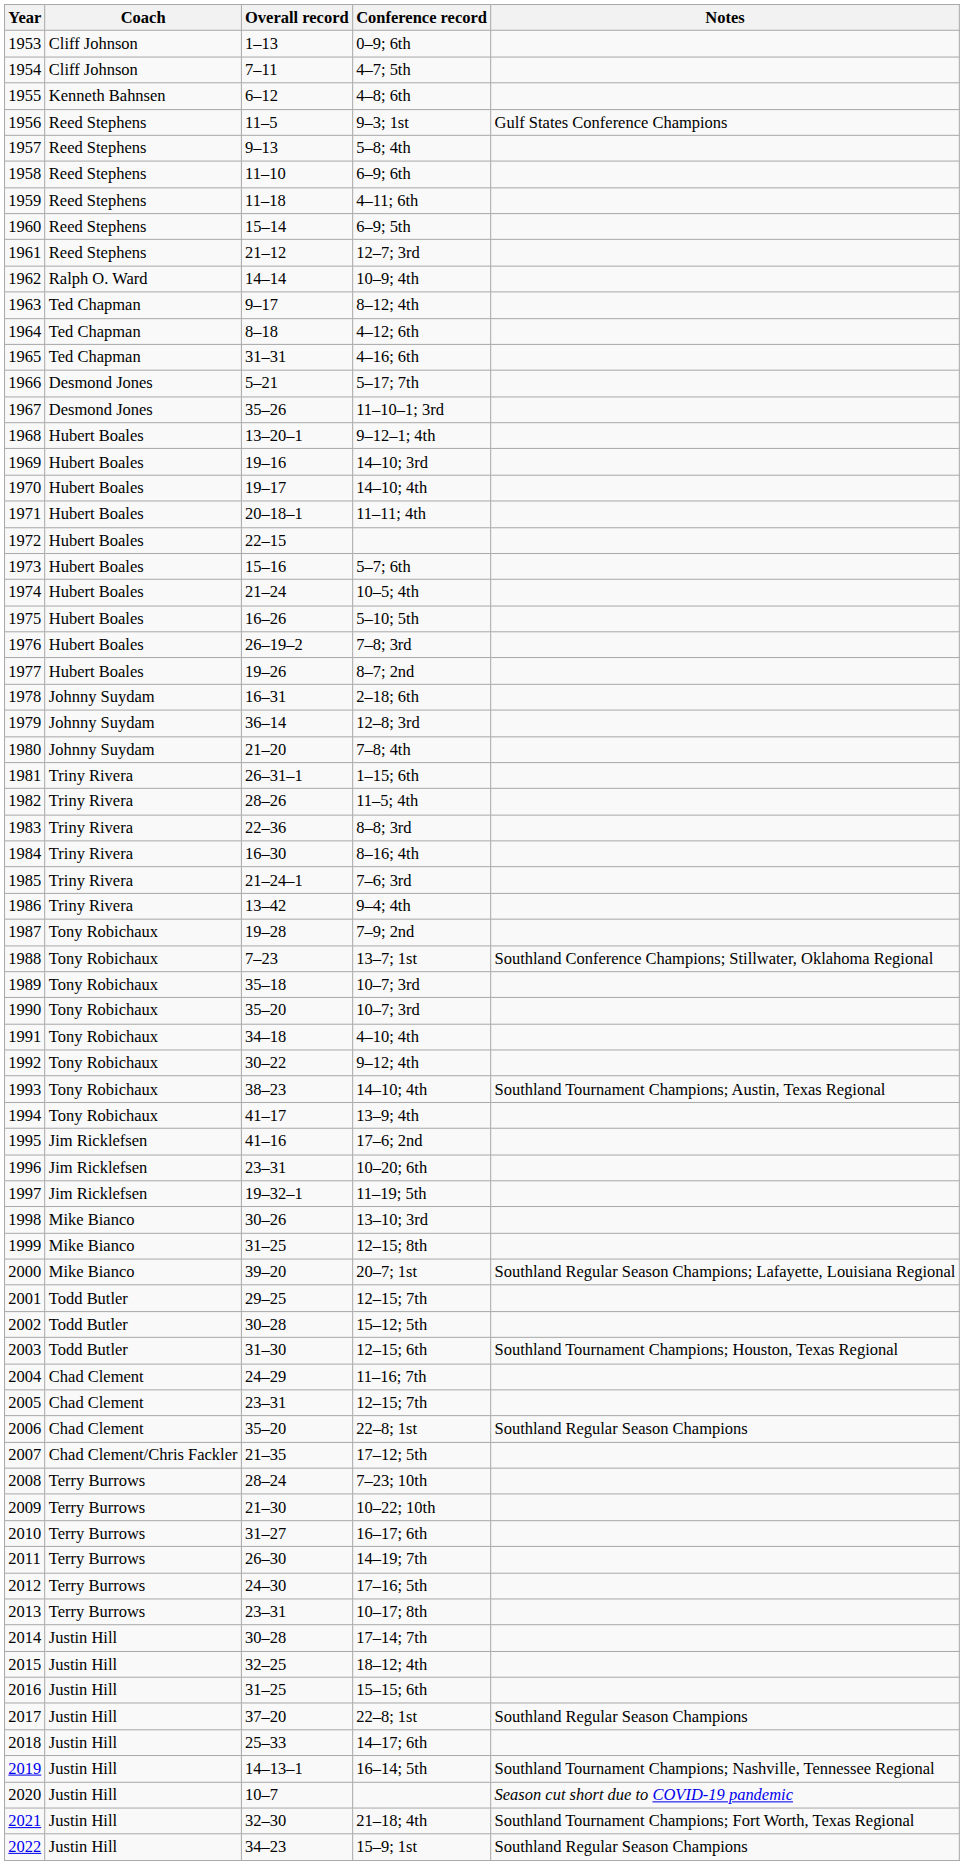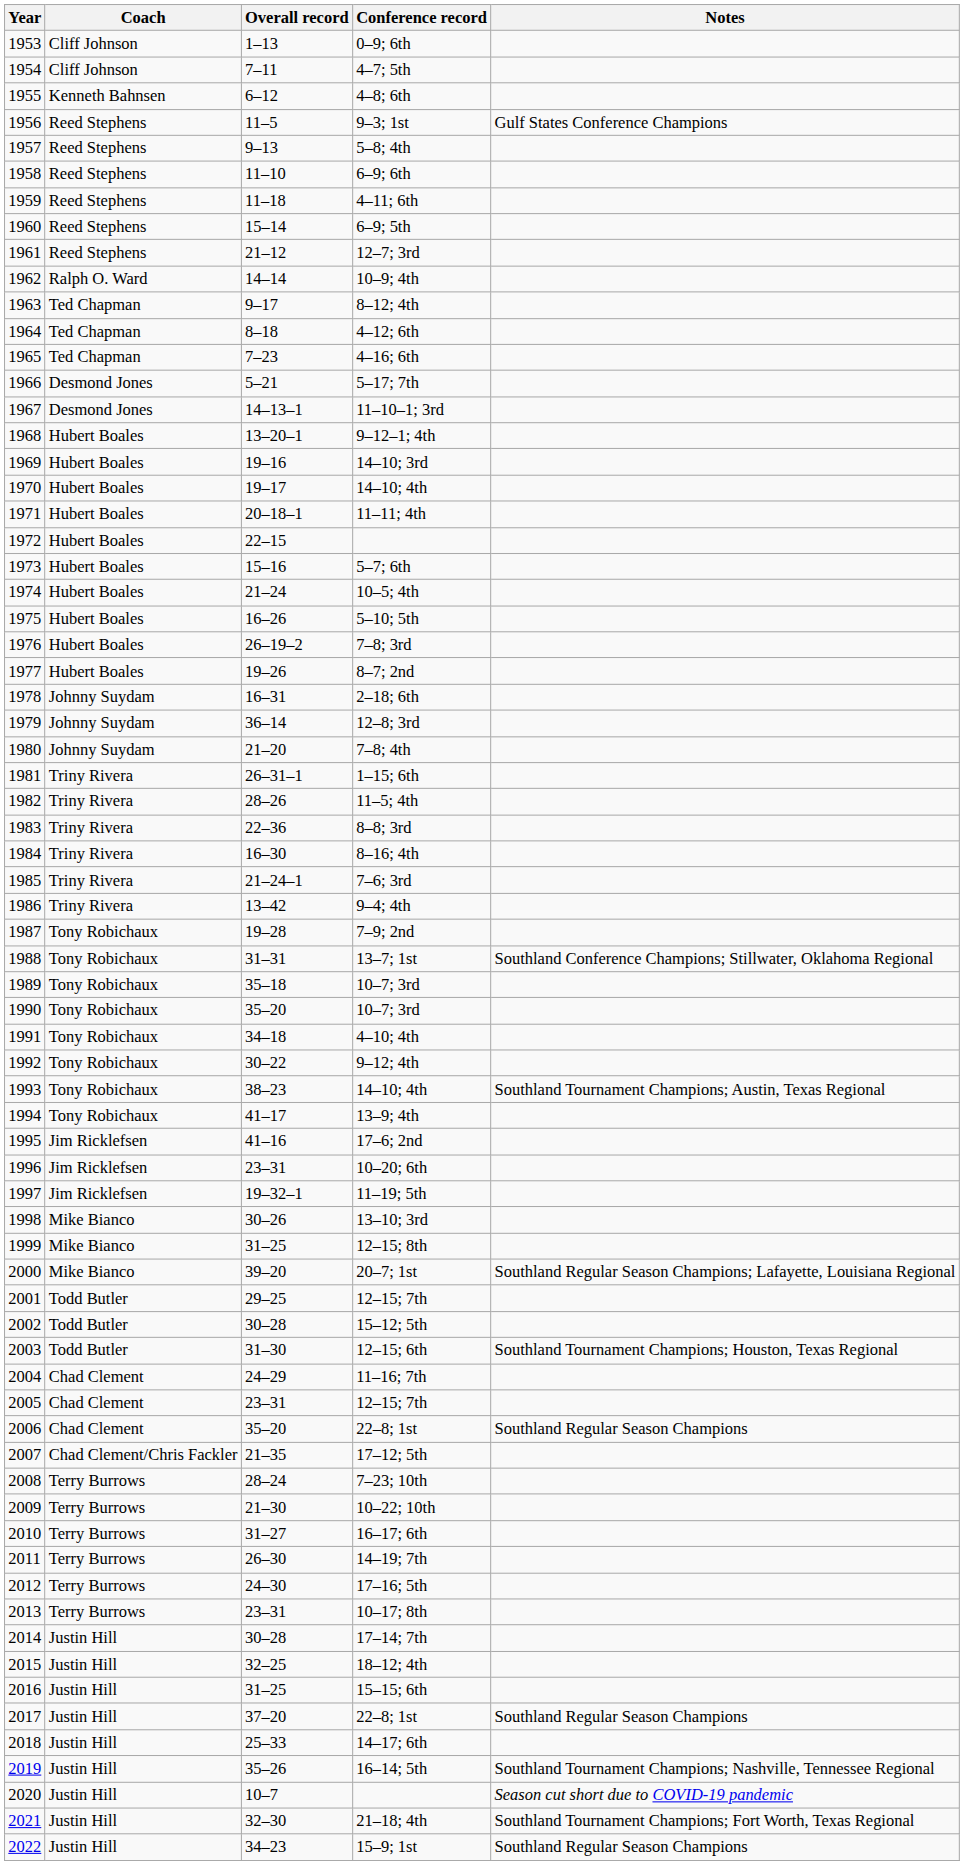(266, 357) 31–31 -> (262, 357) 7–23
(266, 409) 35–26 -> (274, 409) 14–13–1
(262, 958) 7–23 -> (266, 958) 31–31
(274, 1768) 14–13–1 -> (266, 1768) 35–26
